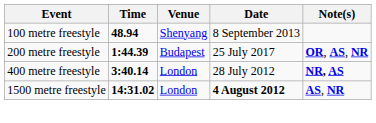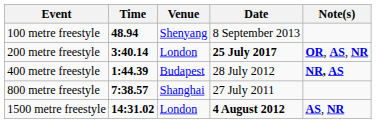(130, 52) 1:44.39 -> (130, 52) 3:40.14
(182, 52) Budapest -> (178, 52) London
(244, 52) normal -> (245, 52) bold
(130, 71) 3:40.14 -> (130, 71) 1:44.39
(178, 71) London -> (182, 71) Budapest
+ row: (53, 90)
